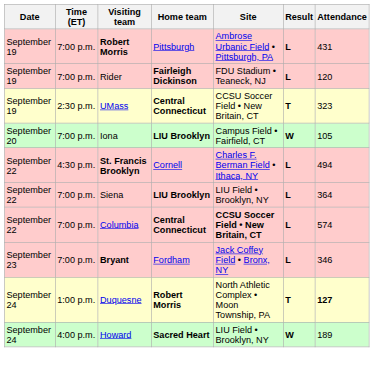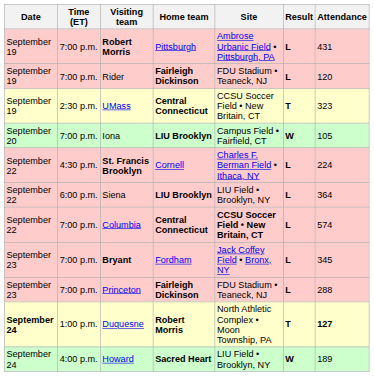(325, 165) 494 -> (325, 165) 224
(76, 195) 7:00 p.m. -> (79, 195) 6:00 p.m.
(325, 260) 346 -> (325, 260) 345
+ row: (122, 290)
(29, 300) normal -> (30, 324) bold
